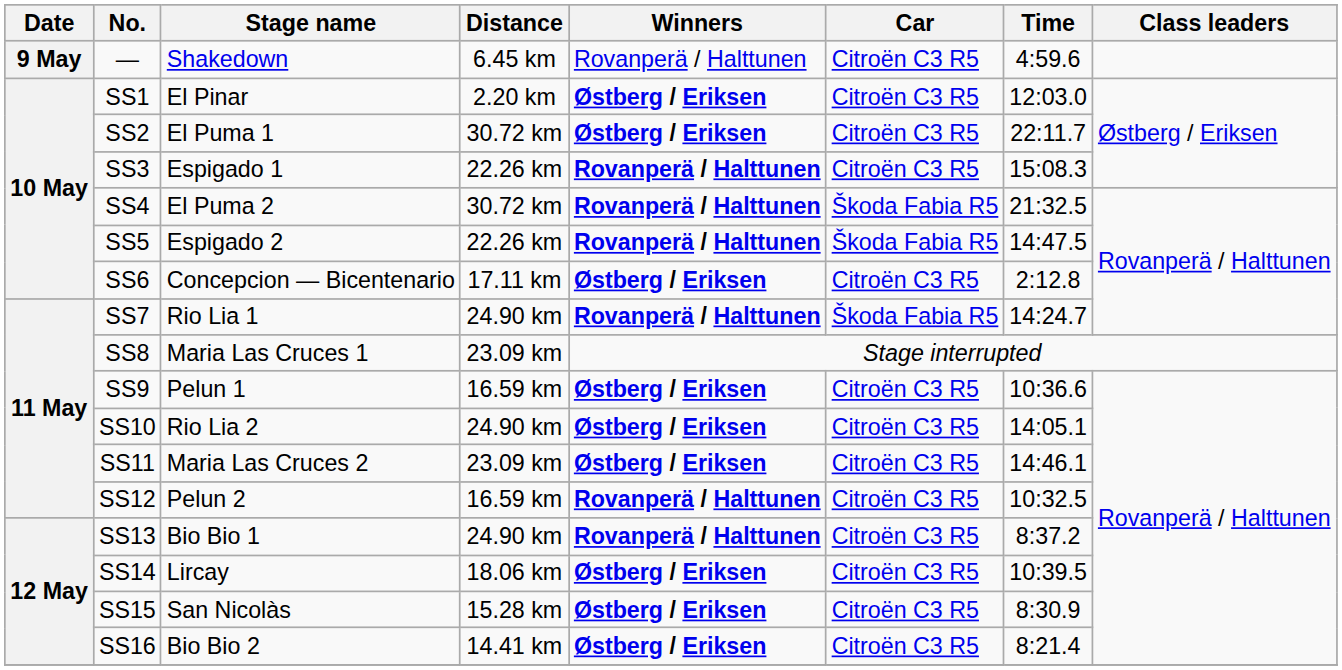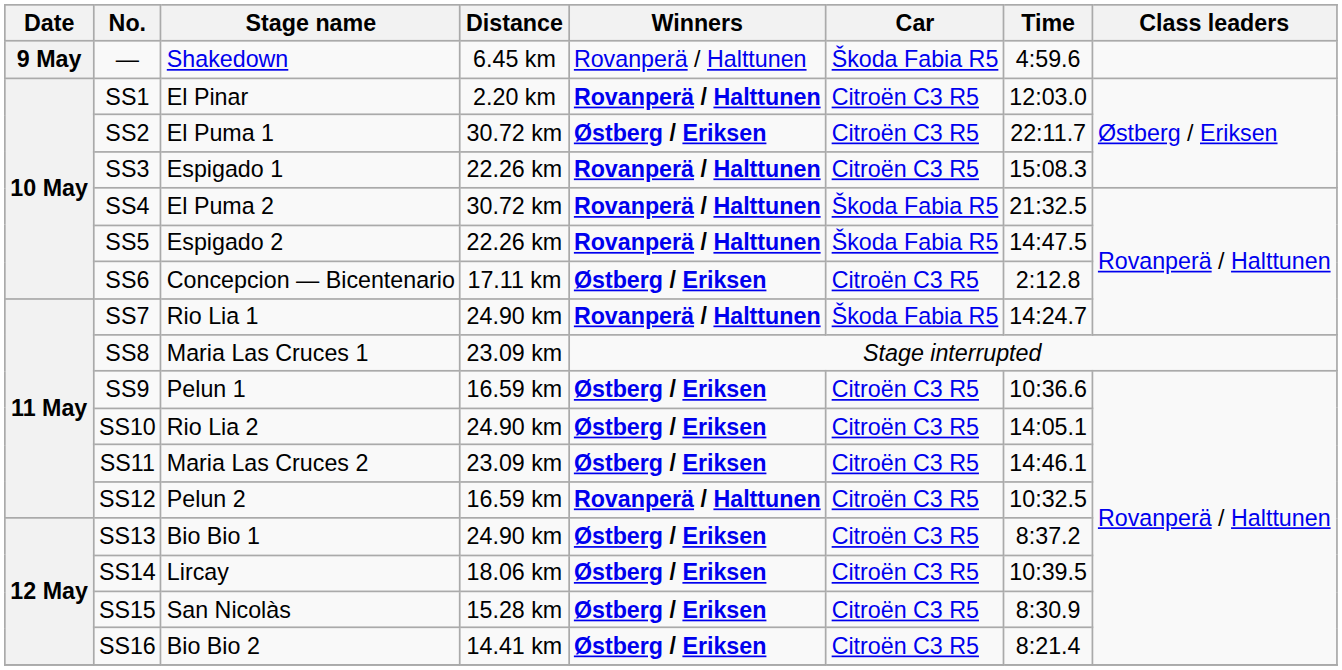(905, 59) Citroën C3 R5 -> (915, 59) Škoda Fabia R5
(670, 96) Østberg / Eriksen -> (697, 96) Rovanperä / Halttunen
(697, 536) Rovanperä / Halttunen -> (670, 536) Østberg / Eriksen
